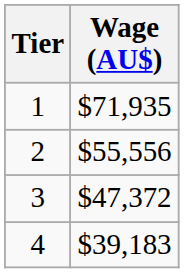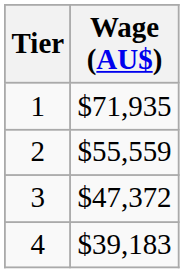(125, 151) $55,556 -> (125, 151) $55,559
